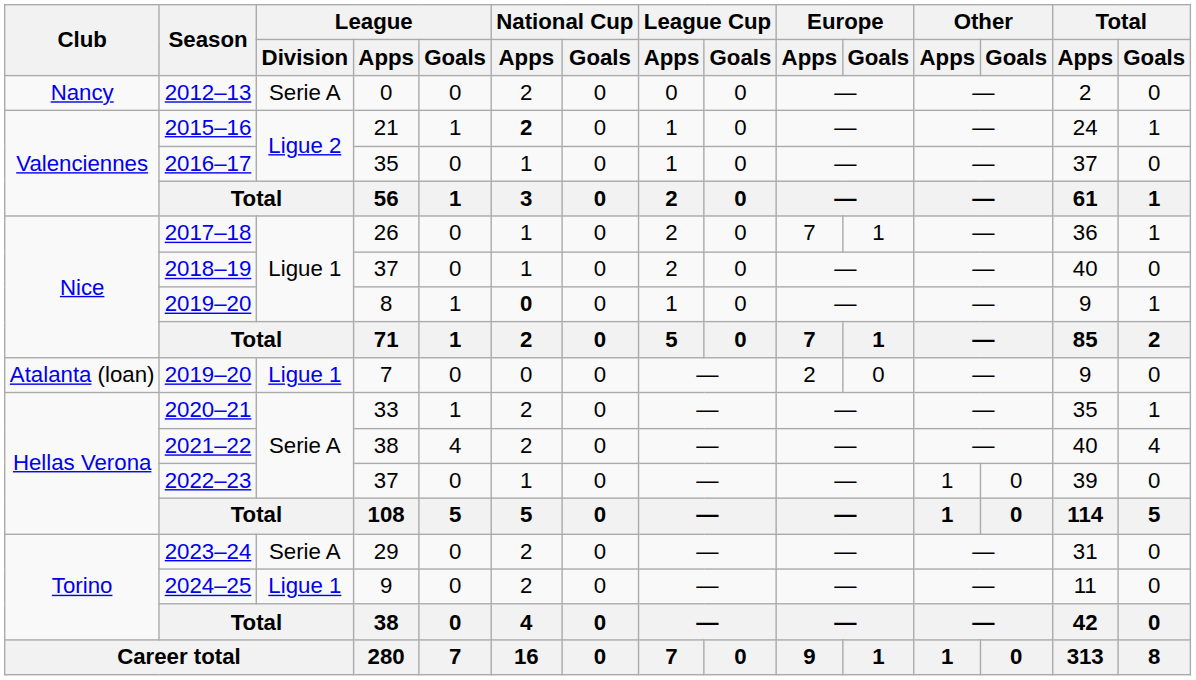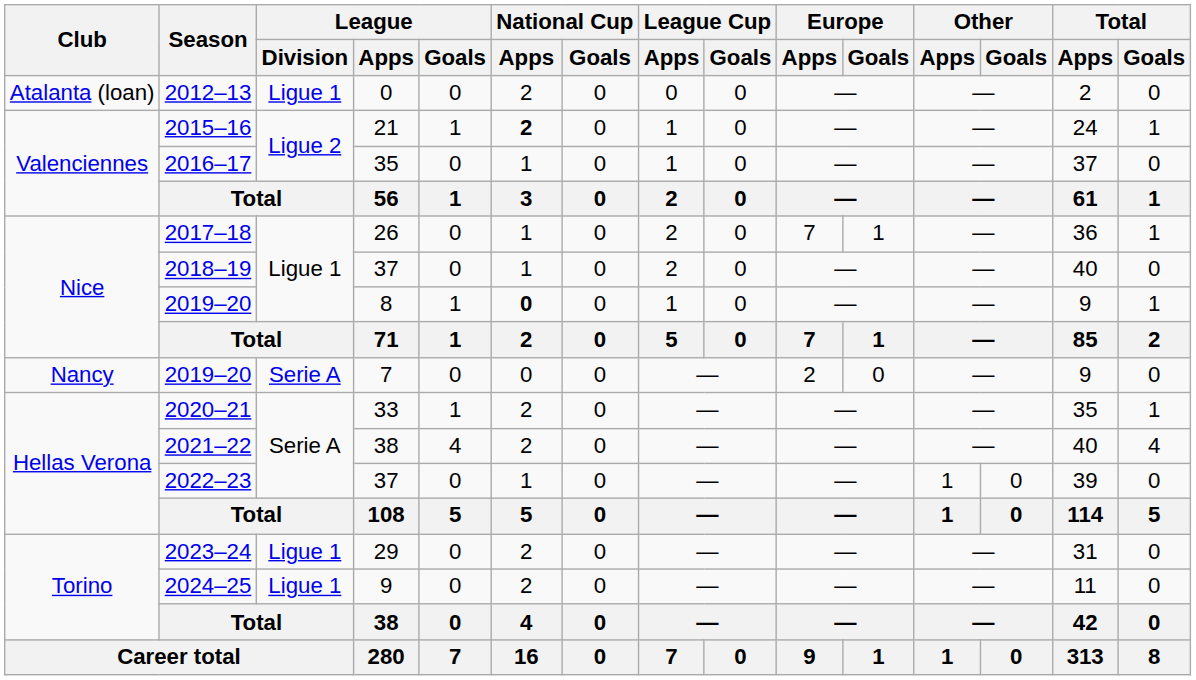(82, 92) Nancy -> (82, 92) Atalanta (loan)
(305, 92) Serie A -> (305, 92) Ligue 1
(82, 374) Atalanta (loan) -> (82, 374) Nancy
(305, 374) Ligue 1 -> (305, 374) Serie A
(305, 551) Serie A -> (305, 551) Ligue 1
